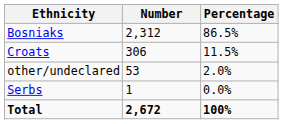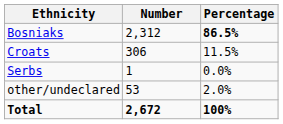(221, 33) normal -> (221, 33) bold
rows swapped: (25, 90) <-> (64, 71)
